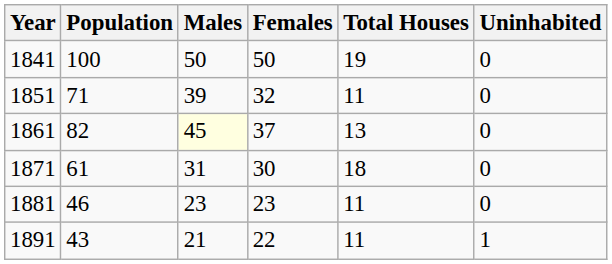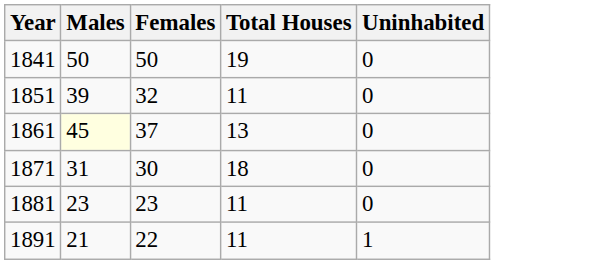- column: (120, 22)
